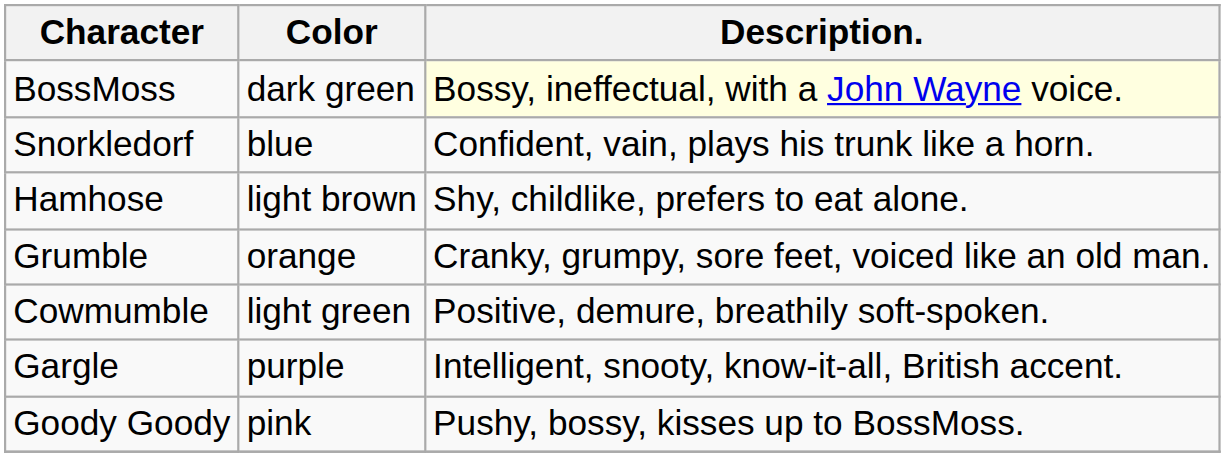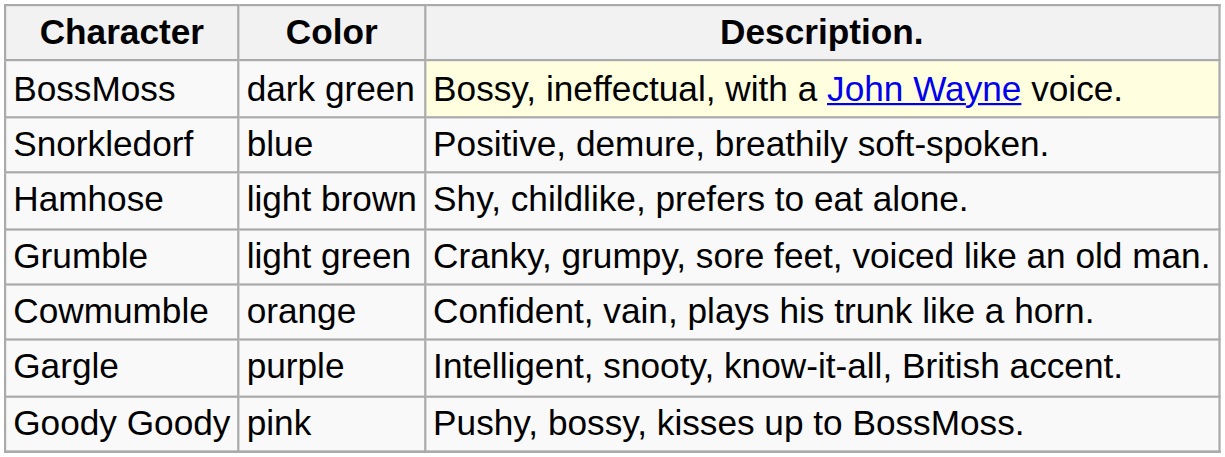(764, 144) Confident, vain, plays his trunk like a horn. -> (741, 144) Positive, demure, breathily soft-spoken.
(301, 255) orange -> (329, 255) light green
(329, 311) light green -> (301, 311) orange
(741, 311) Positive, demure, breathily soft-spoken. -> (764, 311) Confident, vain, plays his trunk like a horn.
